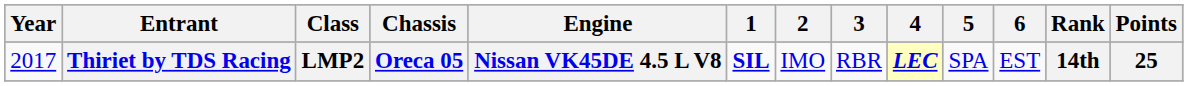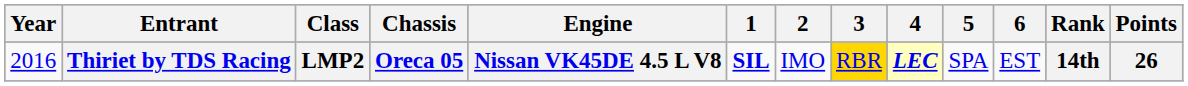(33, 60) 2017 -> (33, 60) 2016
(859, 60) no background -> (859, 60) gold background
(1146, 60) 25 -> (1146, 60) 26
